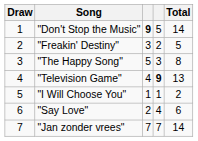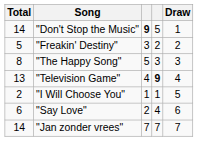columns swapped: (20, 12) <-> (178, 12)
